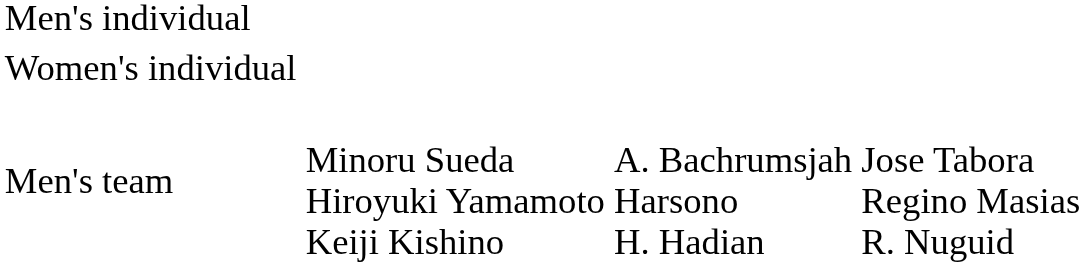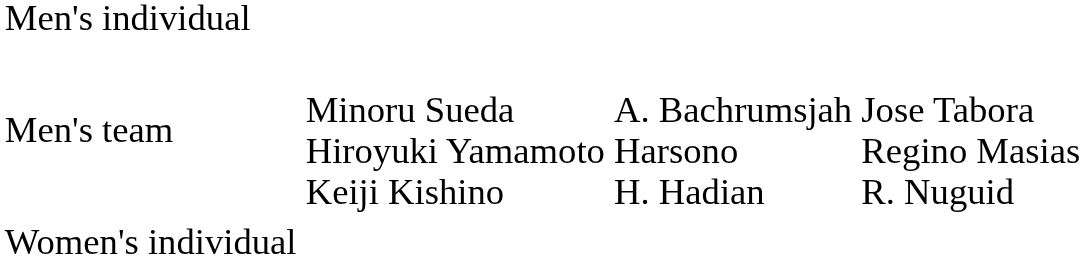rows swapped: (89, 180) <-> (151, 68)
